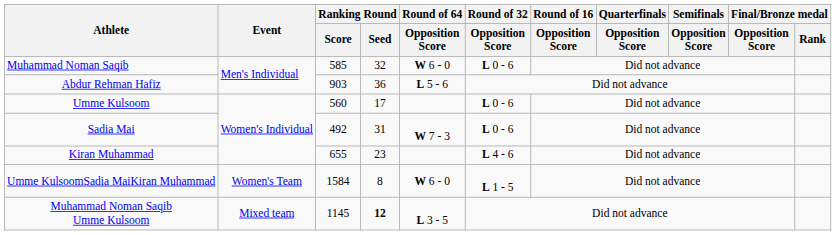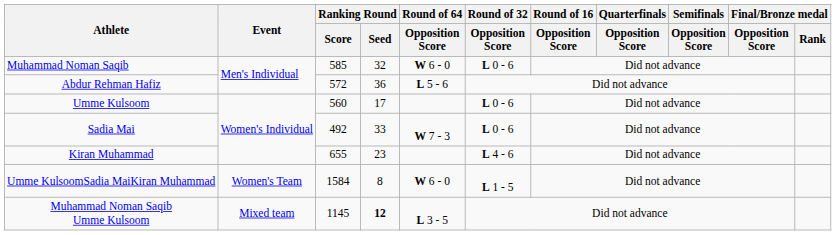(338, 84) 903 -> (338, 84) 572
(380, 129) 31 -> (380, 129) 33
